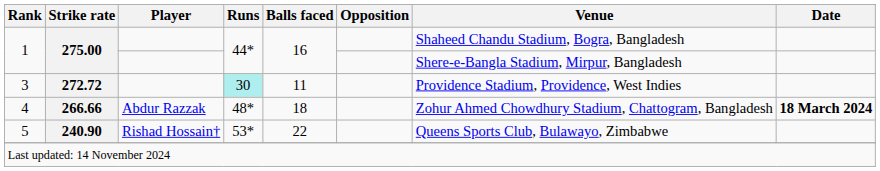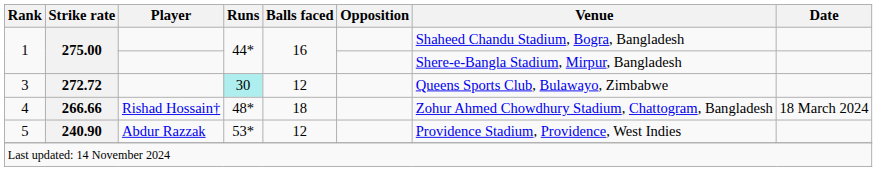(300, 85) 11 -> (300, 85) 12
(548, 85) Providence Stadium, Providence, West Indies -> (542, 85) Queens Sports Club, Bulawayo, Zimbabwe
(164, 108) Abdur Razzak -> (171, 108) Rishad Hossain†
(826, 108) bold -> (824, 108) normal
(171, 131) Rishad Hossain† -> (164, 131) Abdur Razzak
(300, 131) 22 -> (300, 131) 12
(542, 131) Queens Sports Club, Bulawayo, Zimbabwe -> (548, 131) Providence Stadium, Providence, West Indies
